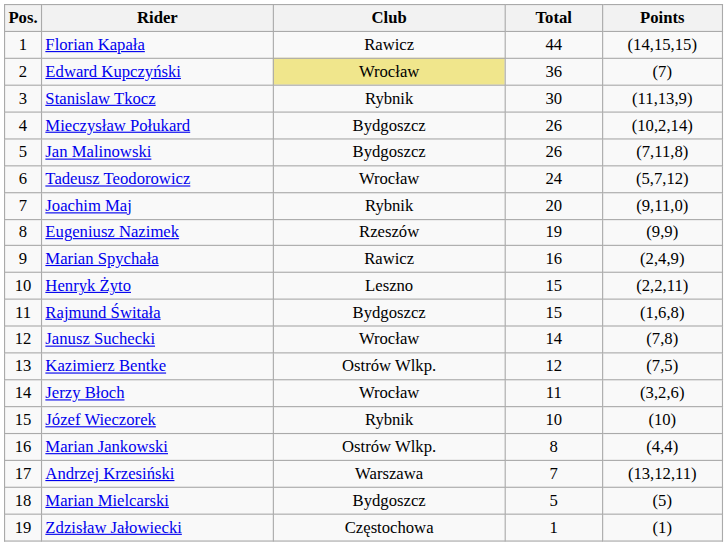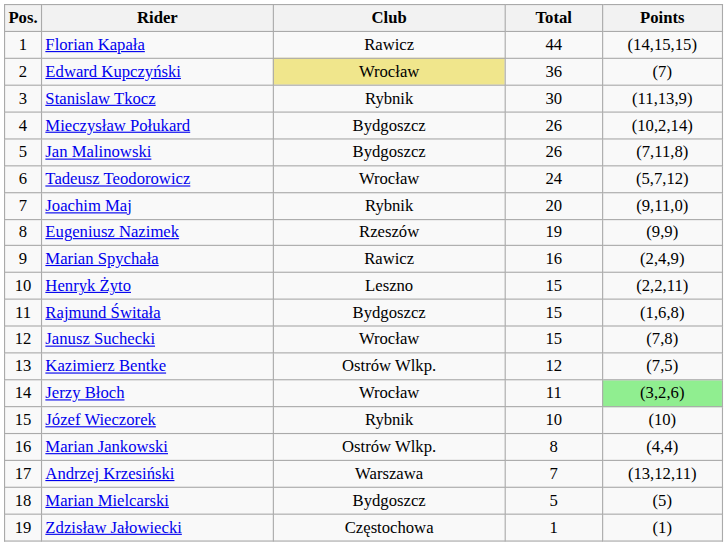(554, 339) 14 -> (554, 339) 15
(662, 393) no background -> (662, 393) lightgreen background
